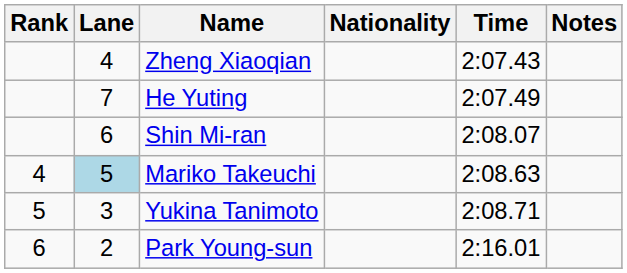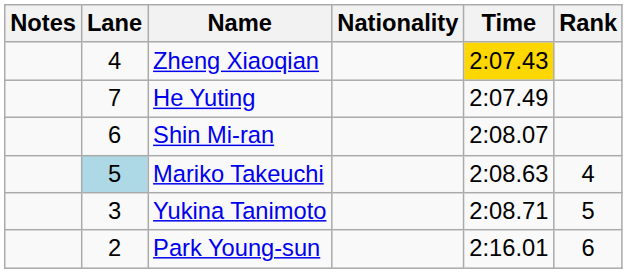columns swapped: (39, 23) <-> (584, 23)
(501, 60) no background -> (509, 60) gold background
